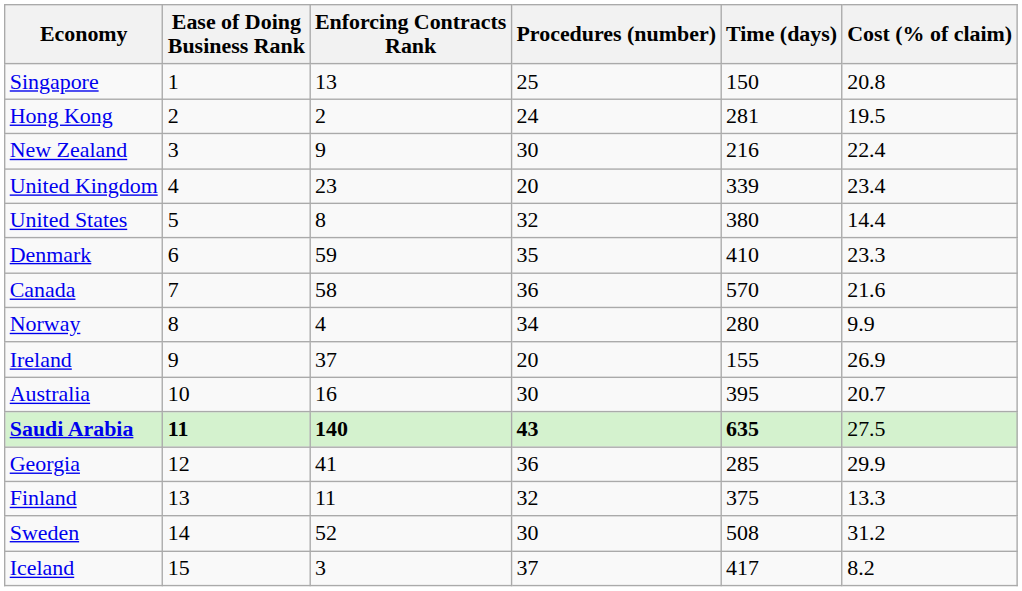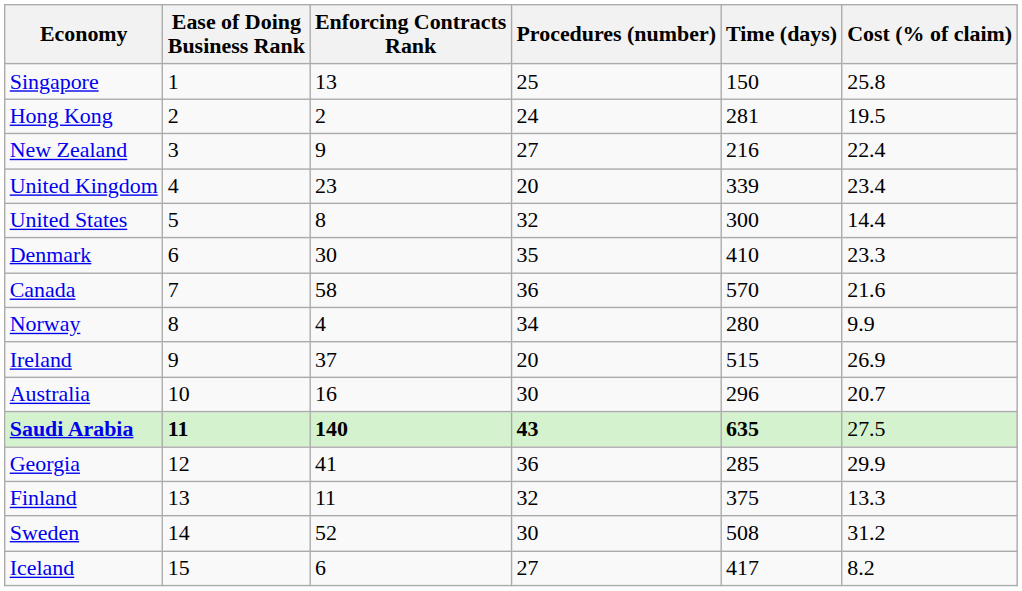(866, 81) 20.8 -> (866, 81) 25.8
(527, 150) 30 -> (527, 150) 27
(742, 220) 380 -> (742, 220) 300
(326, 255) 59 -> (326, 255) 30
(742, 359) 155 -> (742, 359) 515
(742, 394) 395 -> (742, 394) 296
(320, 567) 3 -> (320, 567) 6
(527, 567) 37 -> (527, 567) 27
